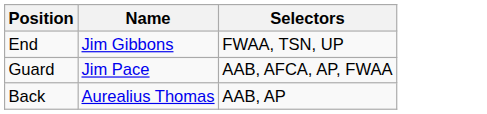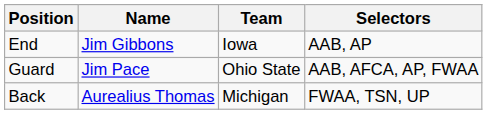+ column: (261, 18)
(283, 44) FWAA, TSN, UP -> (340, 44) AAB, AP
(254, 97) AAB, AP -> (369, 97) FWAA, TSN, UP
